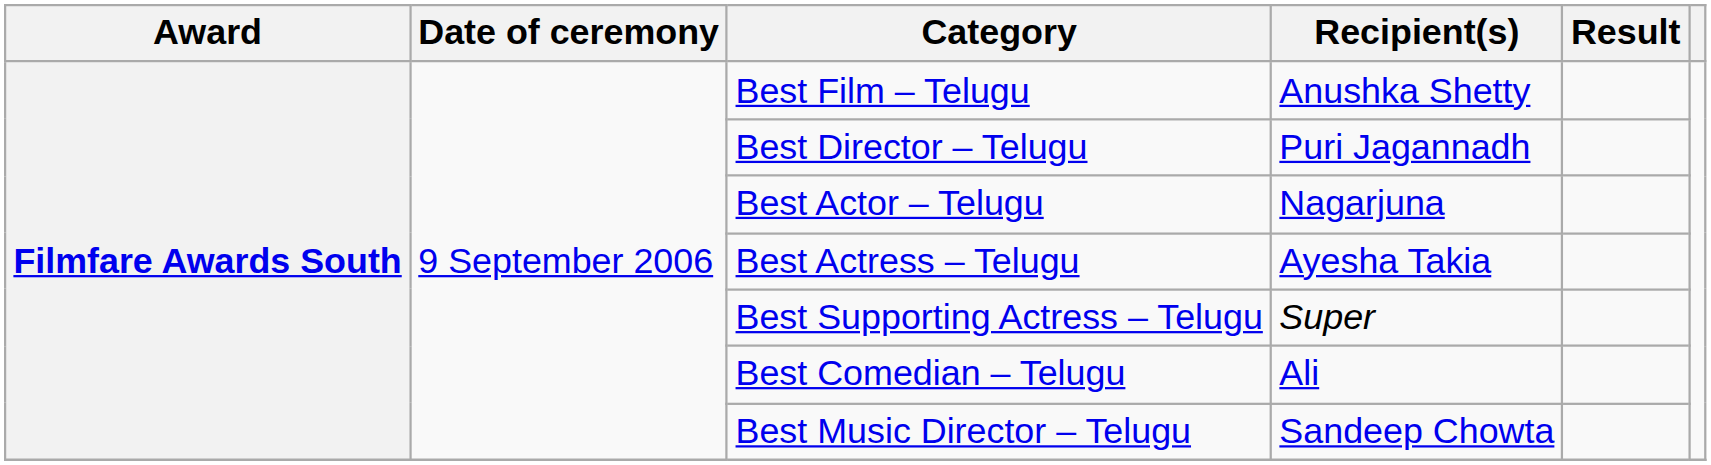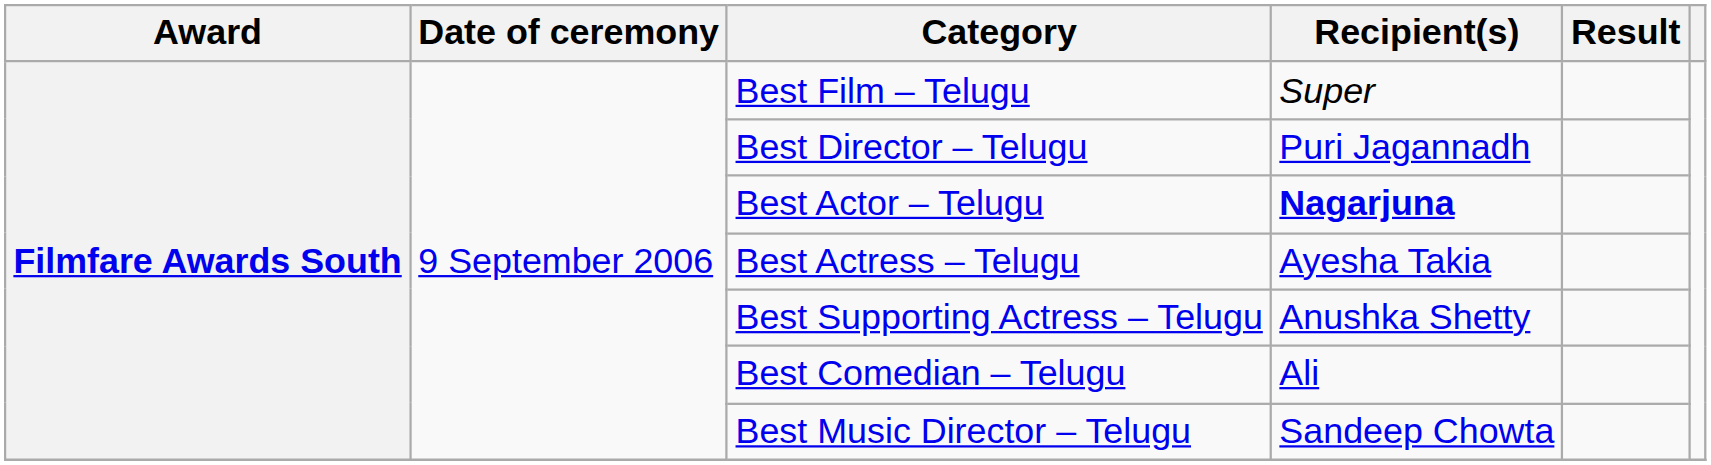(1405, 89) Anushka Shetty -> (1327, 89) Super
(1362, 203) normal -> (1367, 203) bold
(1327, 317) Super -> (1405, 317) Anushka Shetty
